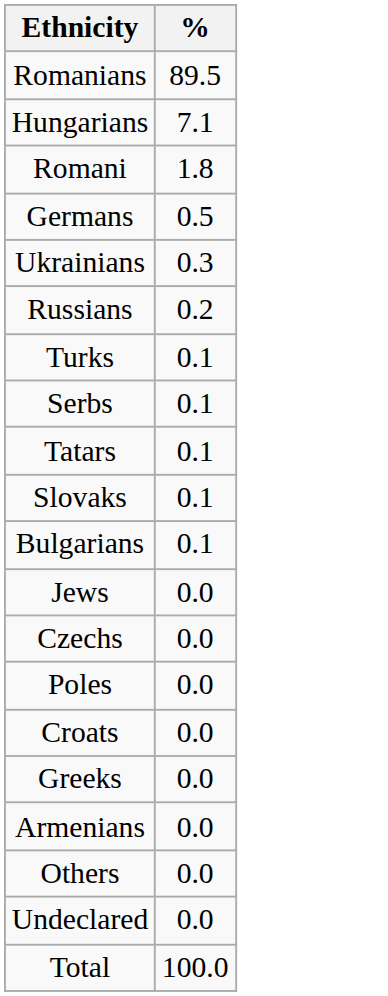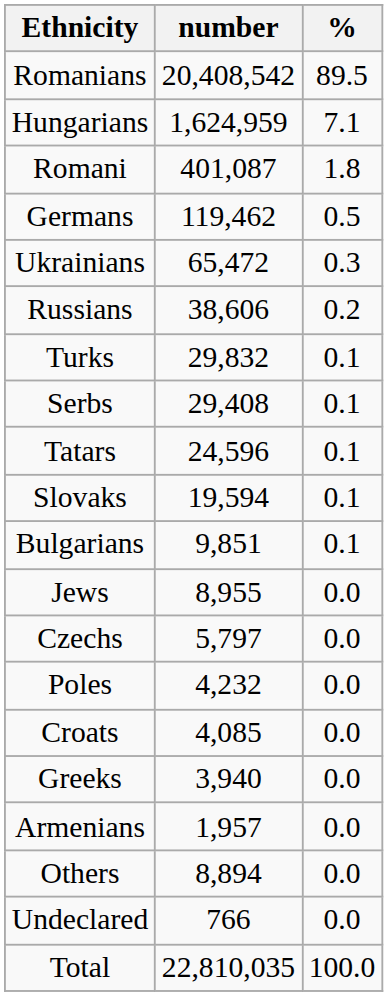+ column: (228, 27)
